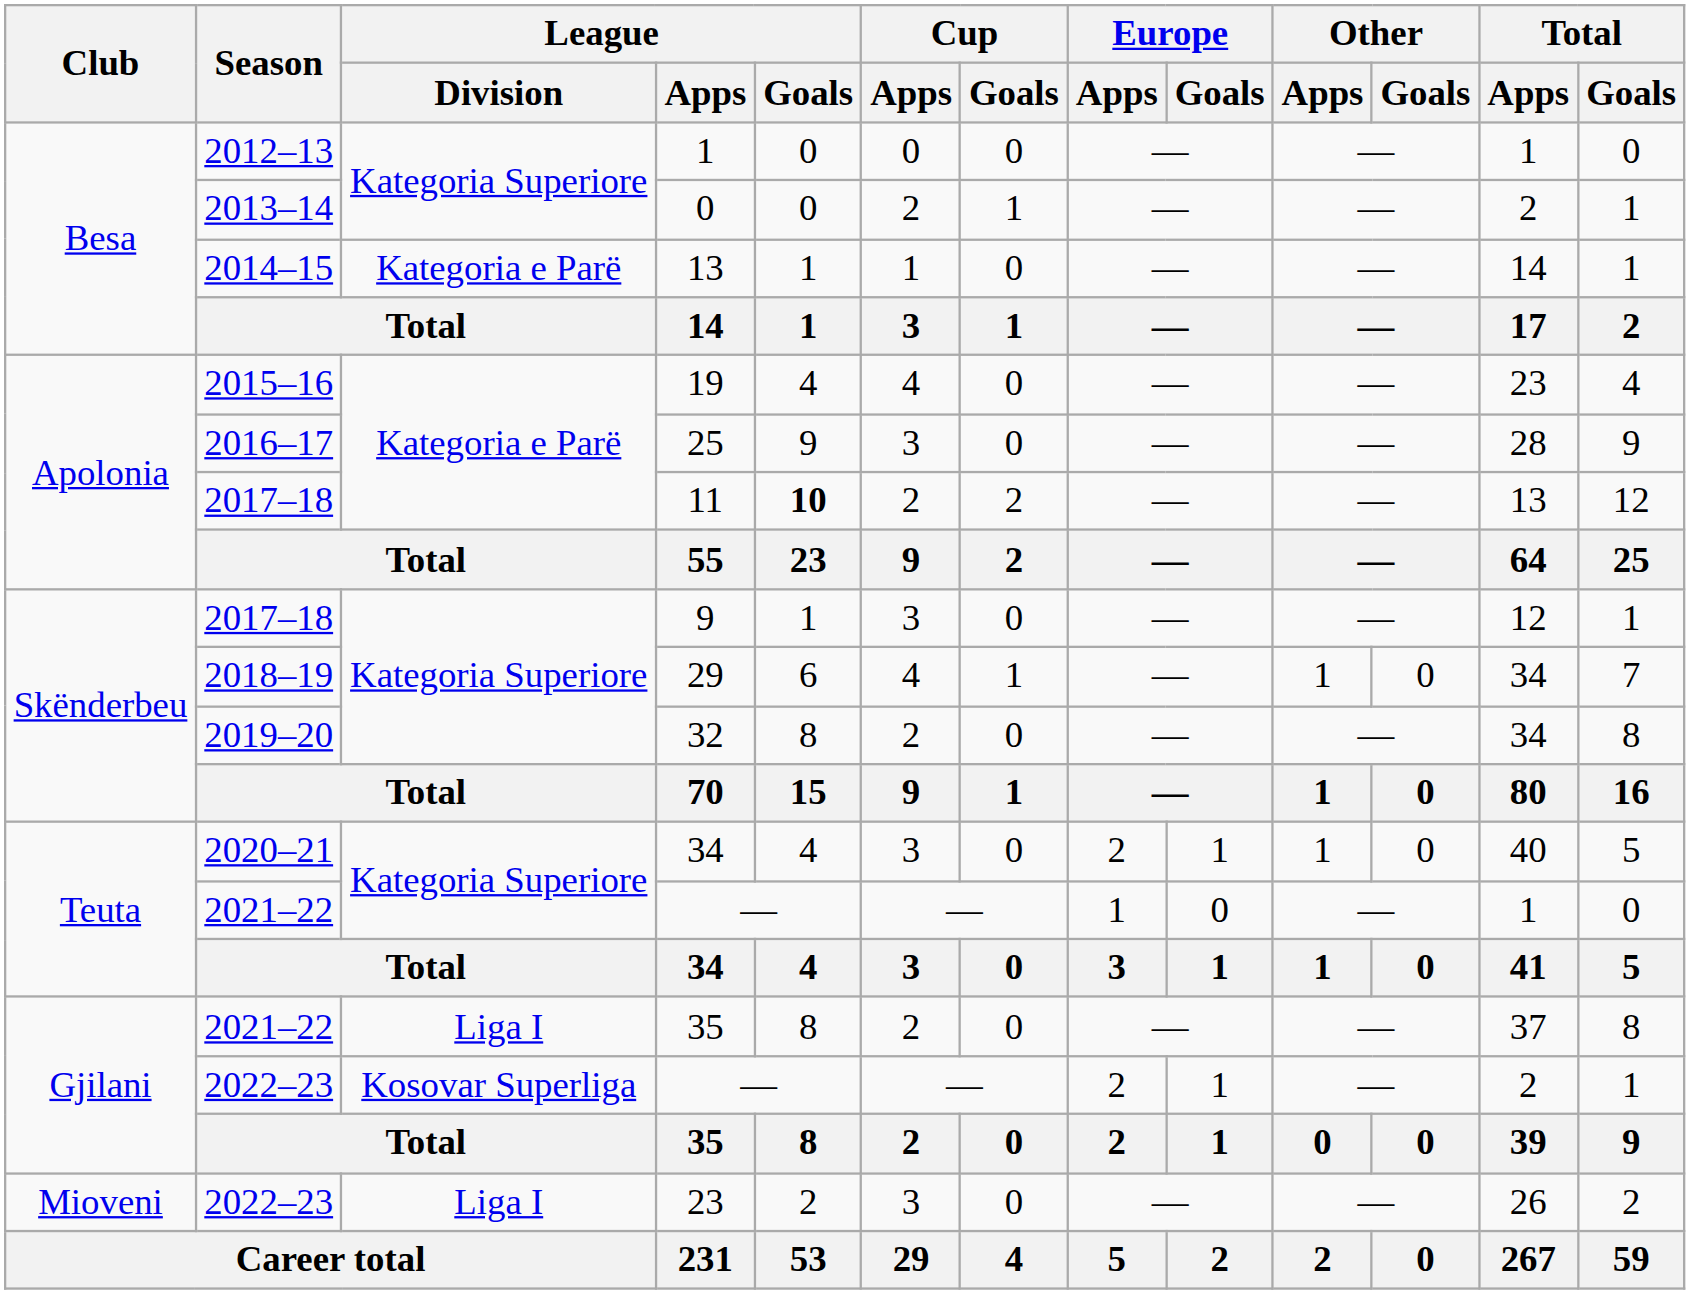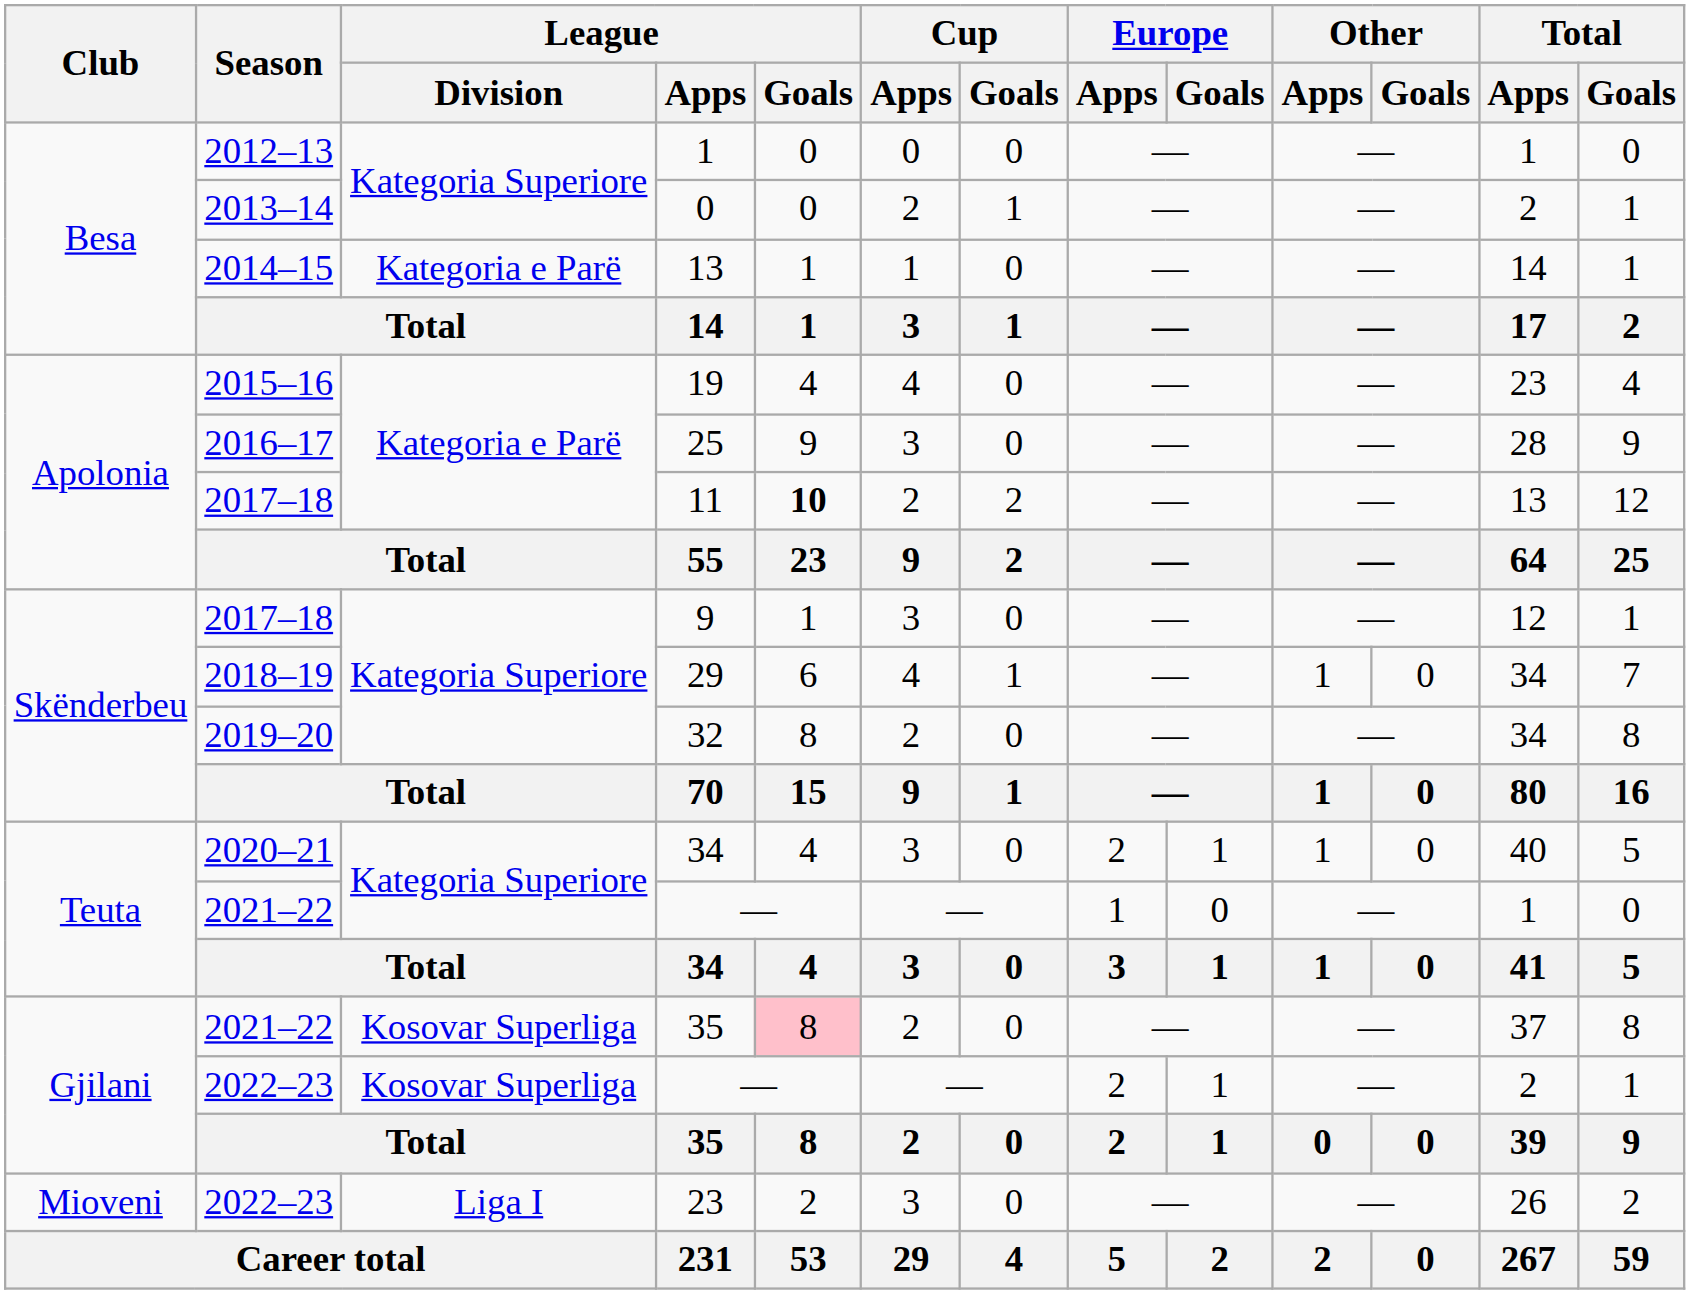(499, 1025) Liga I -> (499, 1025) Kosovar Superliga
(808, 1025) no background -> (808, 1025) pink background
